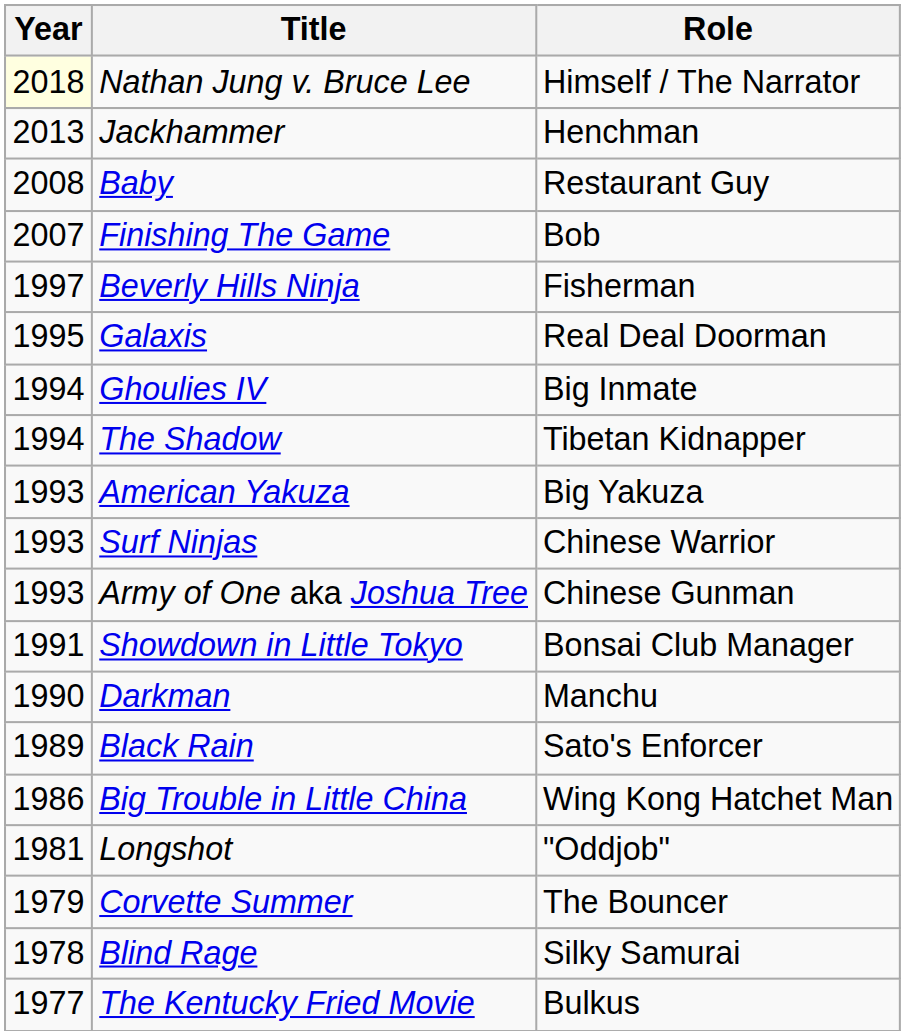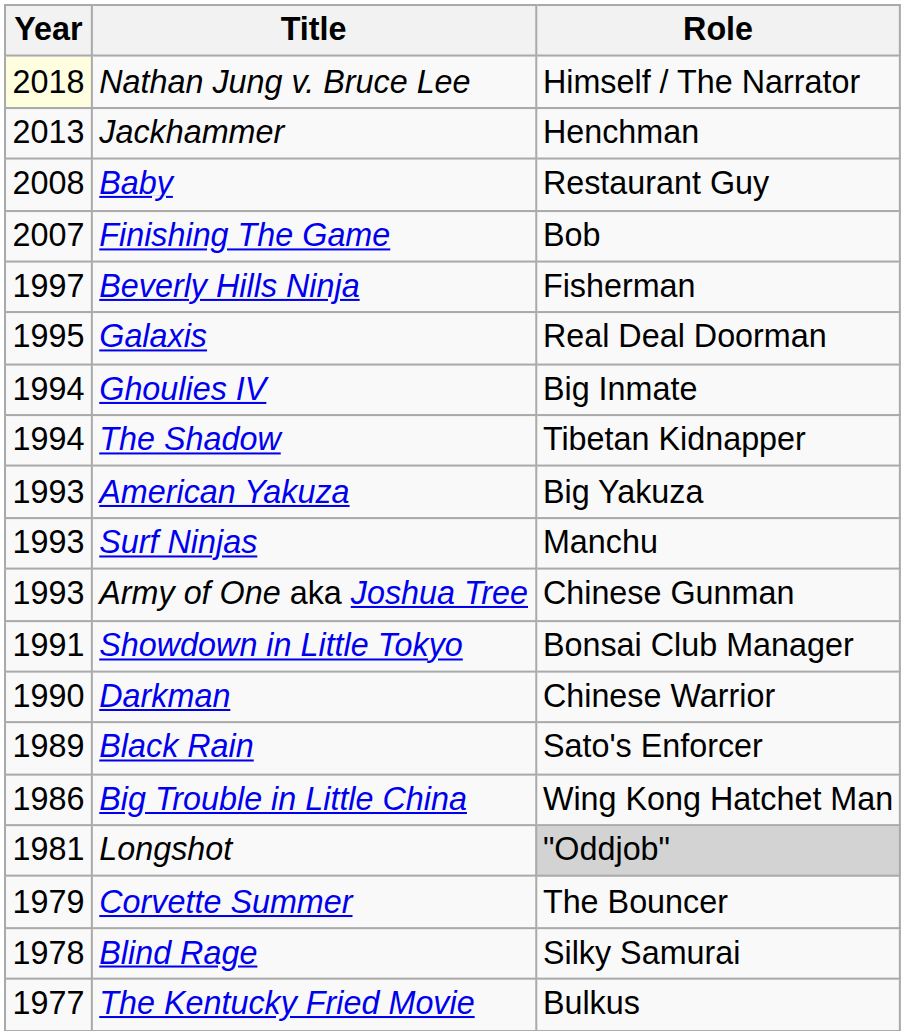(659, 542) Chinese Warrior -> (600, 542) Manchu
(600, 696) Manchu -> (659, 696) Chinese Warrior
(606, 850) no background -> (606, 850) lightgrey background
